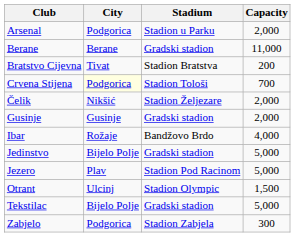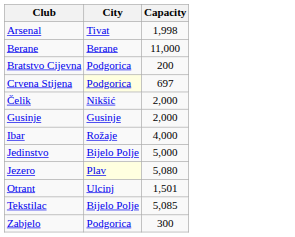- column: (192, 13)
(109, 30) Podgorica -> (98, 30) Tivat
(267, 30) 2,000 -> (165, 30) 1,998
(98, 65) Tivat -> (109, 65) Podgorica
(267, 83) 700 -> (165, 83) 697
(96, 170) no background -> (96, 170) lightyellow background
(267, 170) 5,000 -> (165, 170) 5,080
(267, 188) 1,500 -> (165, 188) 1,501
(267, 205) 5,000 -> (165, 205) 5,085
